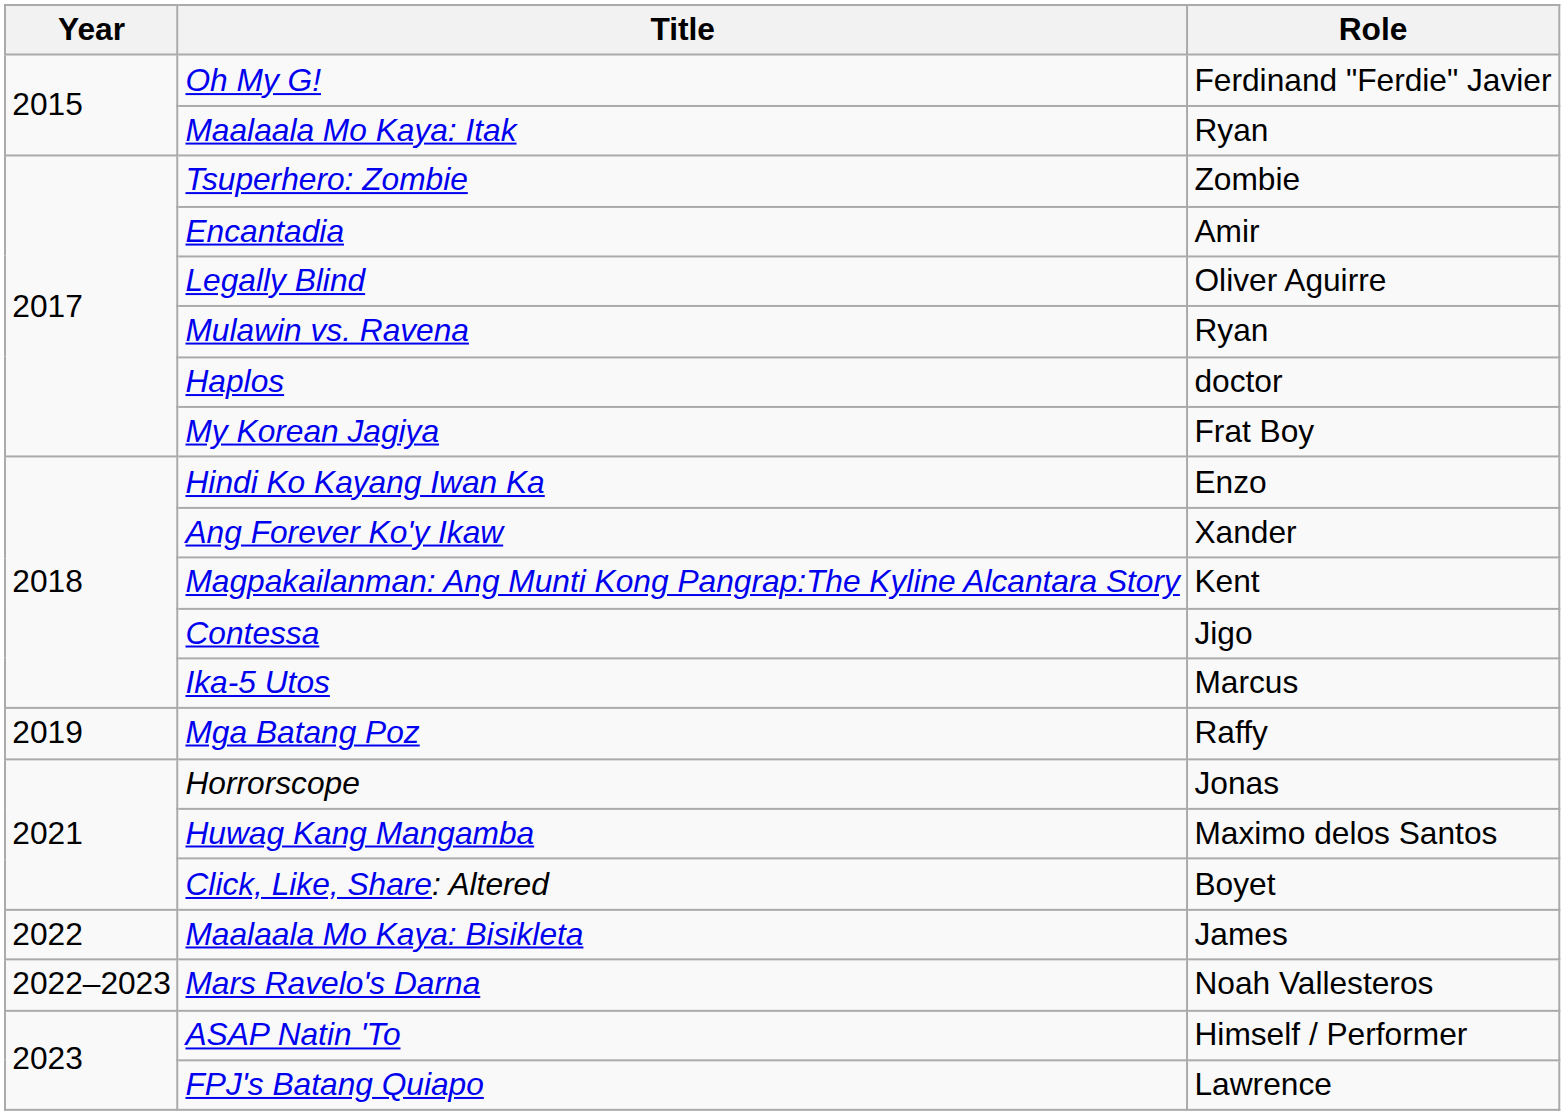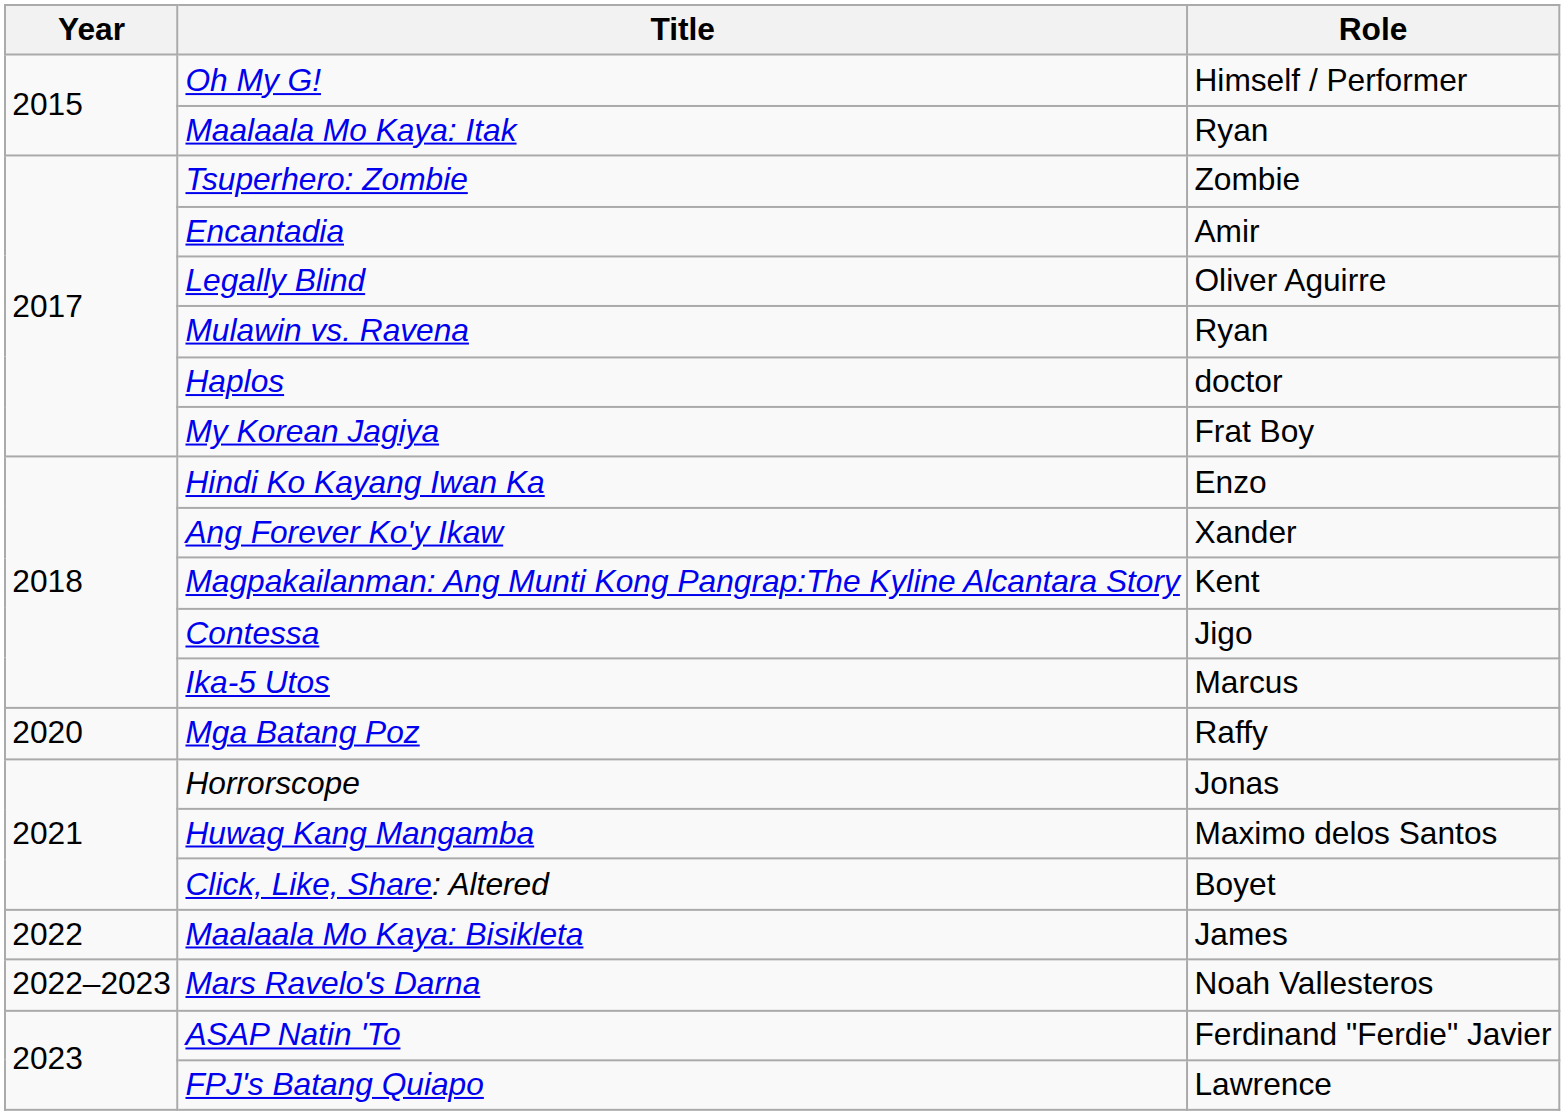(1373, 79) Ferdinand "Ferdie" Javier -> (1331, 79) Himself / Performer
(48, 733) 2019 -> (48, 733) 2020
(1331, 1034) Himself / Performer -> (1373, 1034) Ferdinand "Ferdie" Javier
